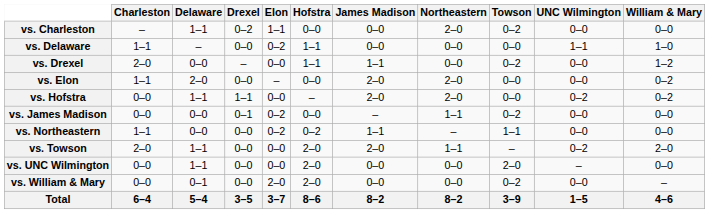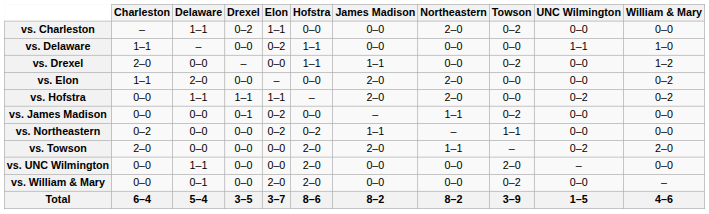(276, 98) 0–0 -> (276, 98) 1–1
(142, 132) 1–1 -> (142, 132) 0–2
(199, 149) 1–1 -> (199, 149) 0–0
